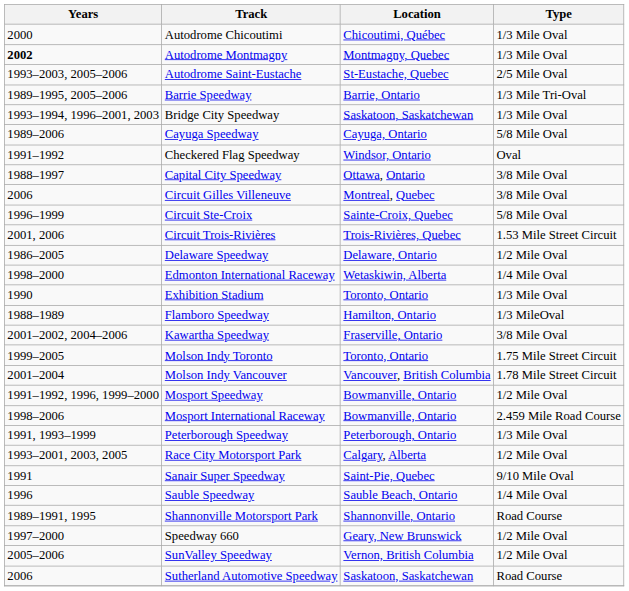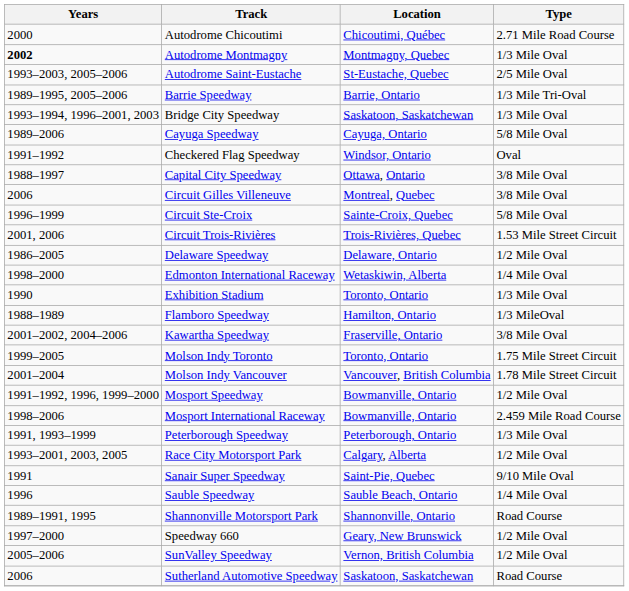(532, 34) 1/3 Mile Oval -> (555, 34) 2.71 Mile Road Course
